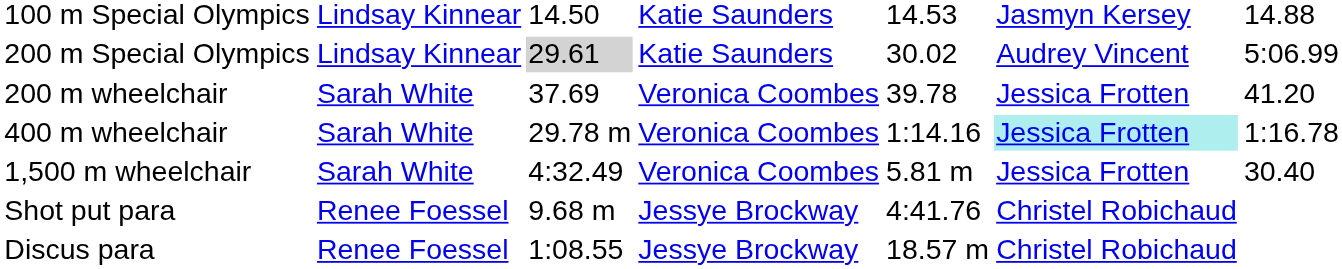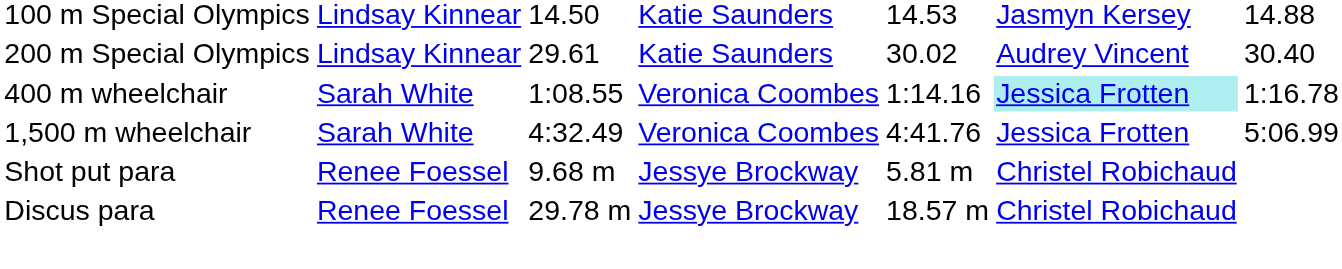(564, 54) lightgrey background -> (564, 54) no background
(1291, 54) 5:06.99 -> (1280, 54) 30.40
- row: (116, 93)
(580, 132) 29.78 m -> (576, 93) 1:08.55
(930, 171) 5.81 m -> (934, 132) 4:41.76
(1280, 171) 30.40 -> (1291, 132) 5:06.99
(934, 210) 4:41.76 -> (930, 171) 5.81 m
(576, 249) 1:08.55 -> (580, 210) 29.78 m
